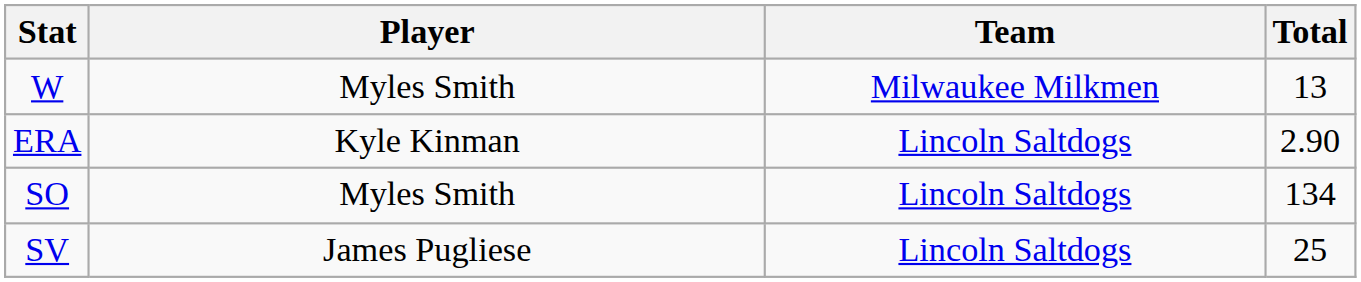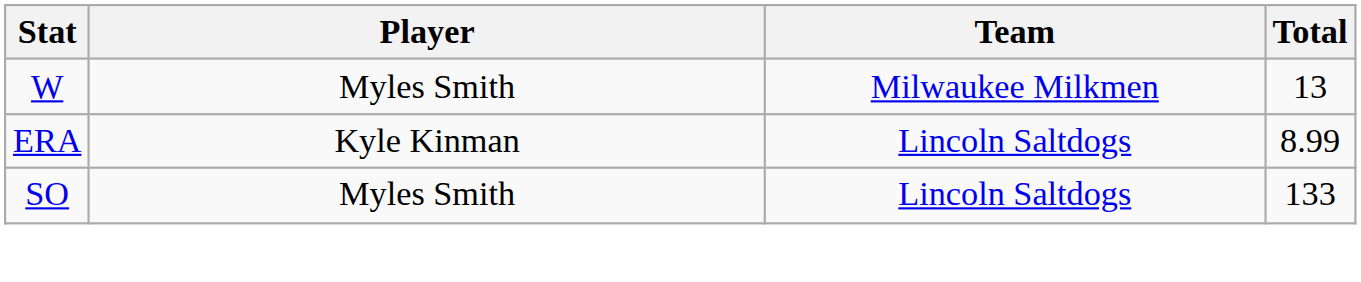(1310, 140) 2.90 -> (1310, 140) 8.99
(1310, 194) 134 -> (1310, 194) 133
- row: (47, 248)
